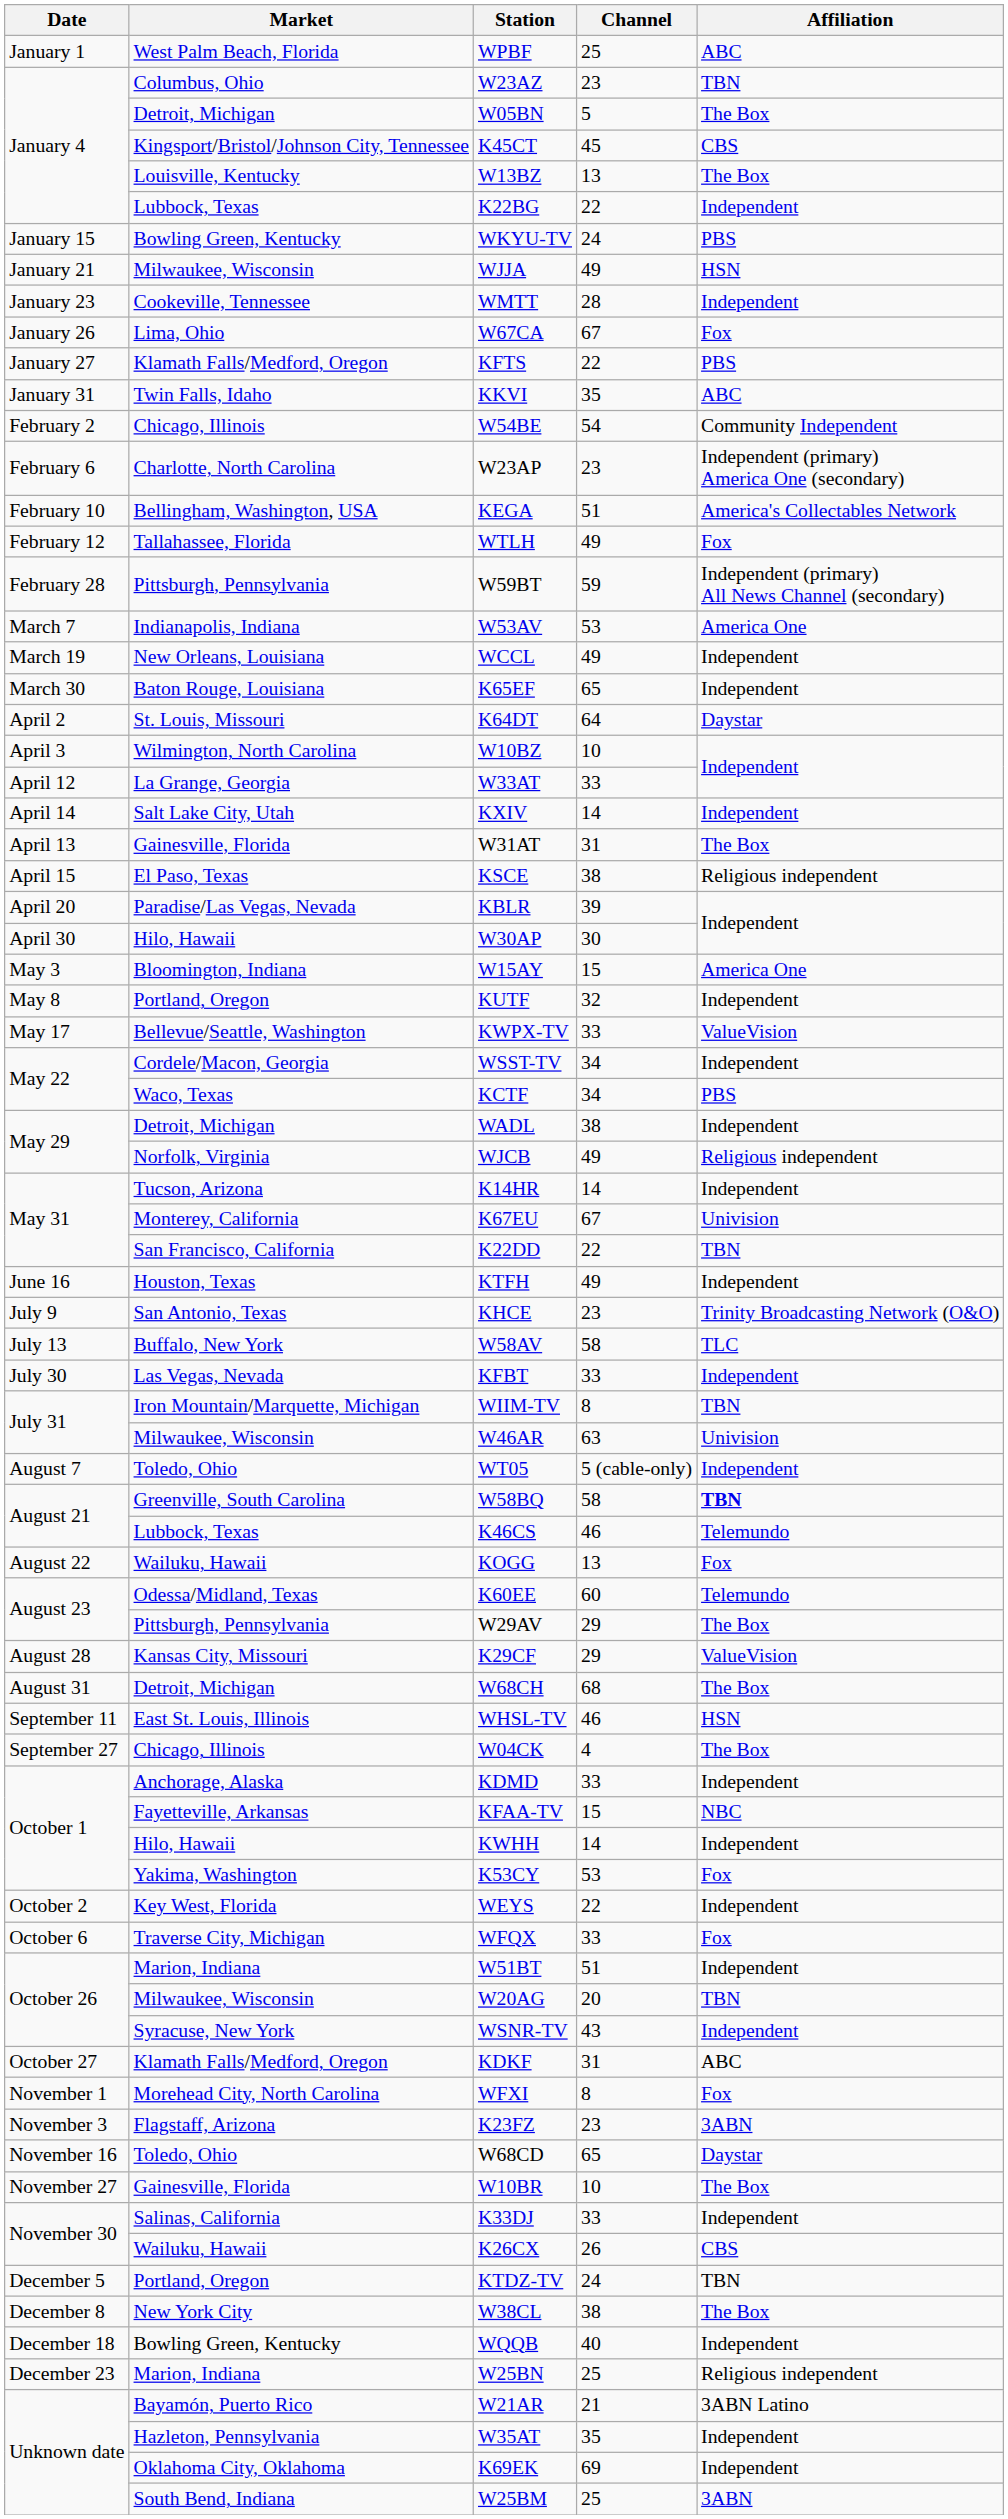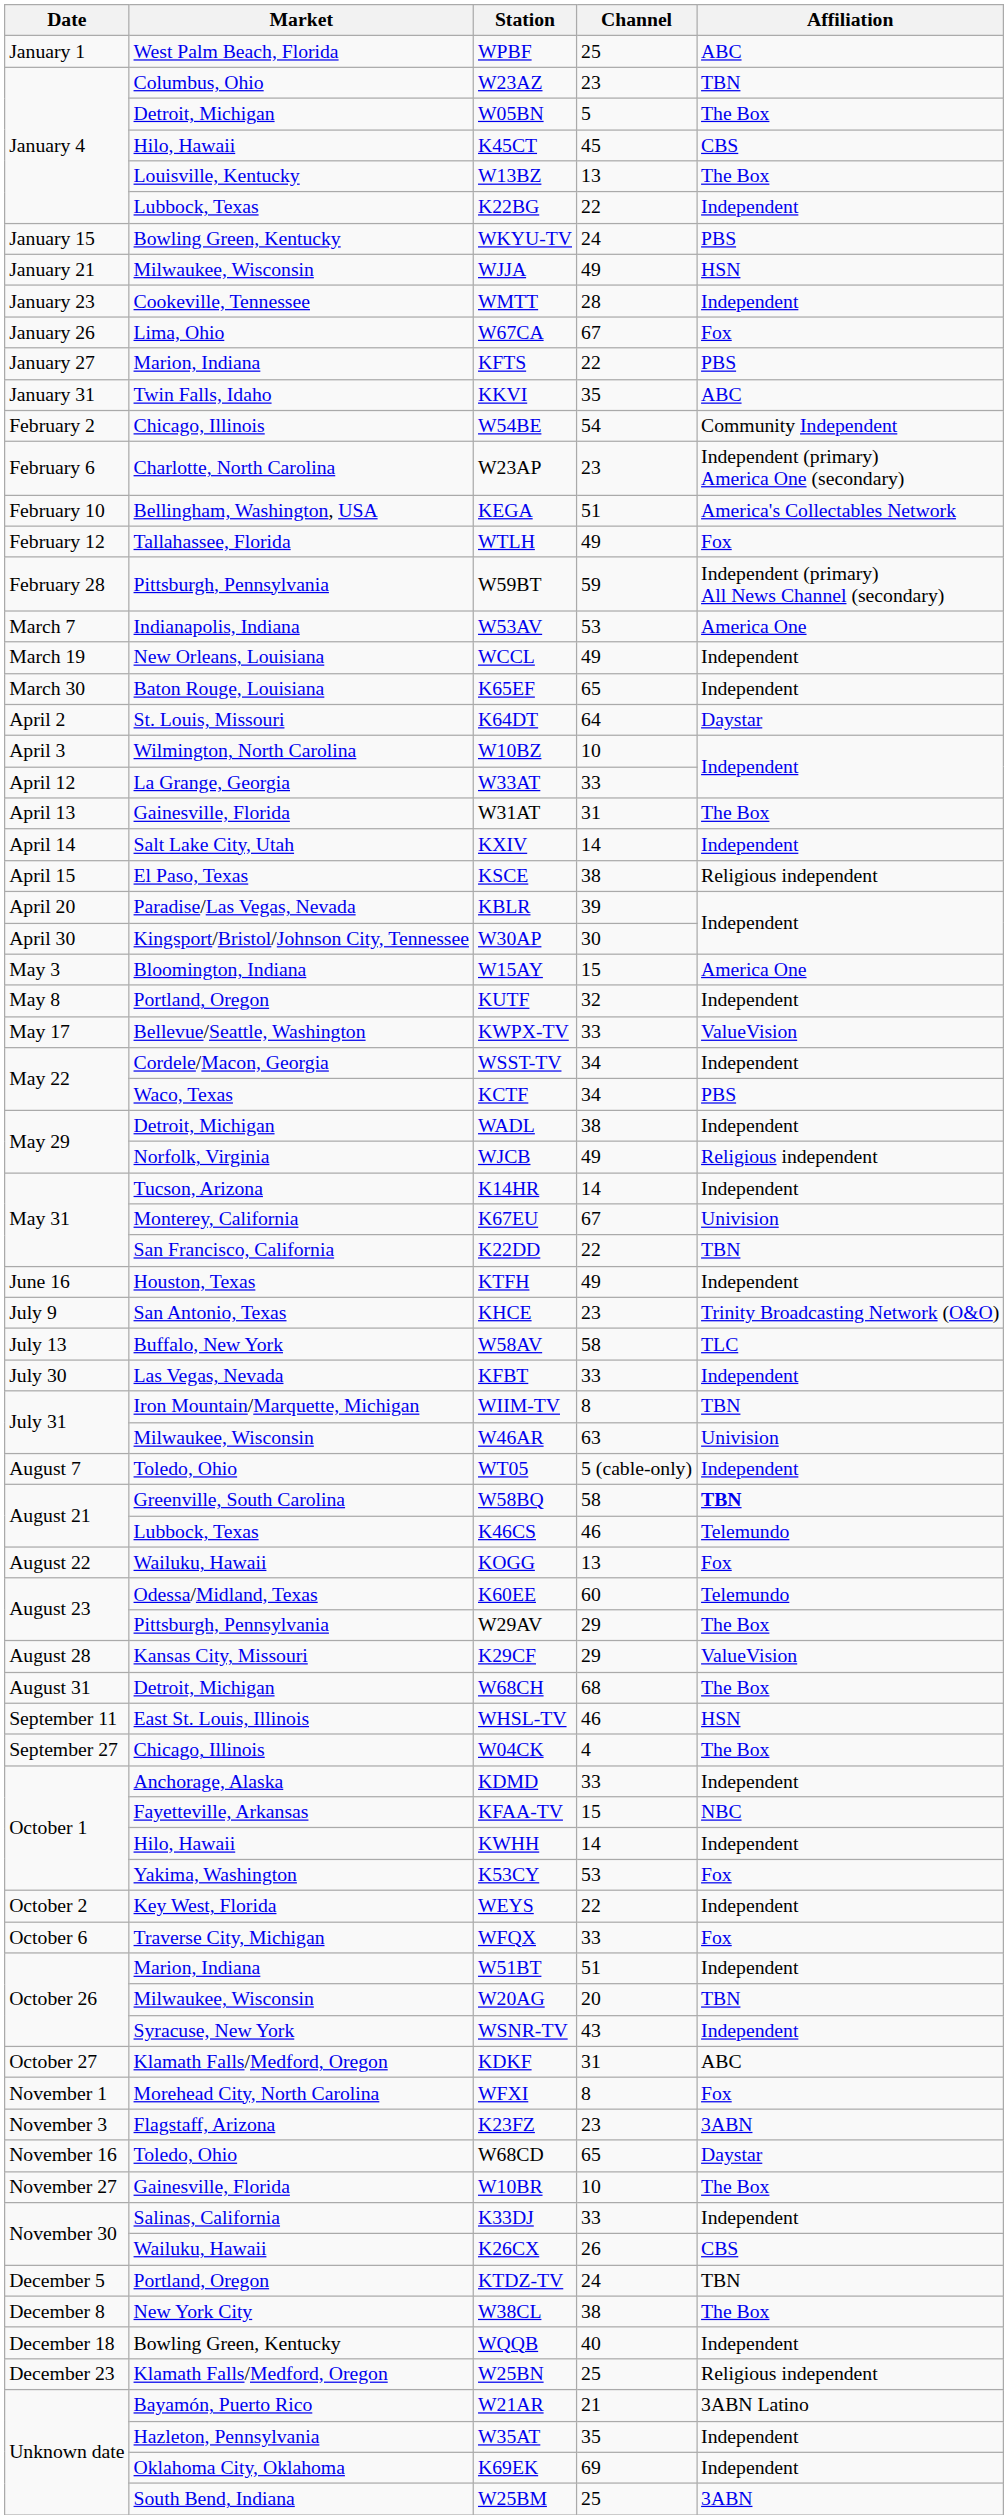(301, 144) Kingsport/Bristol/Johnson City, Tennessee -> (184, 144) Hilo, Hawaii
(261, 363) Klamath Falls/Medford, Oregon -> (197, 363) Marion, Indiana
rows swapped: (509, 844) <-> (503, 813)
(184, 938) Hilo, Hawaii -> (301, 938) Kingsport/Bristol/Johnson City, Tennessee
(197, 2374) Marion, Indiana -> (261, 2374) Klamath Falls/Medford, Oregon
